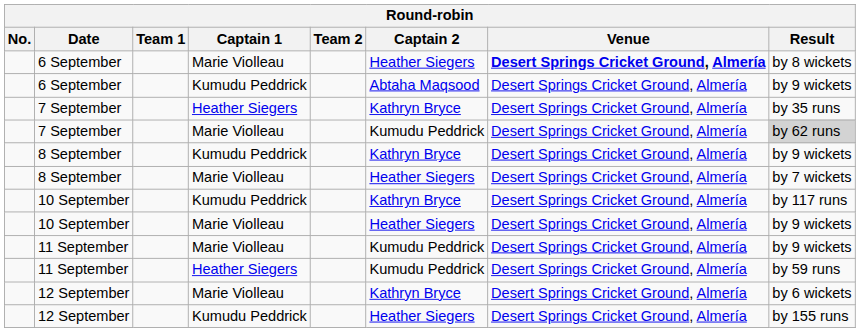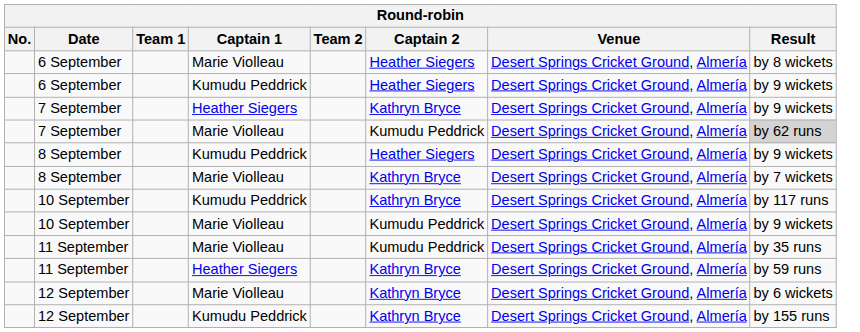(628, 62) bold -> (619, 62) normal
(424, 85) Abtaha Maqsood -> (422, 85) Heather Siegers
(806, 108) by 35 runs -> (793, 108) by 9 wickets
(415, 154) Kathryn Bryce -> (422, 154) Heather Siegers
(422, 177) Heather Siegers -> (415, 177) Kathryn Bryce
(422, 223) Heather Siegers -> (427, 223) Kumudu Peddrick
(812, 246) by 9 wickets -> (787, 246) by 35 runs
(427, 270) Kumudu Peddrick -> (415, 270) Kathryn Bryce
(422, 316) Heather Siegers -> (415, 316) Kathryn Bryce
